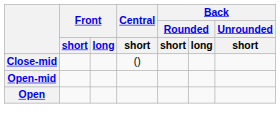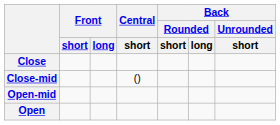+ row: (32, 62)
